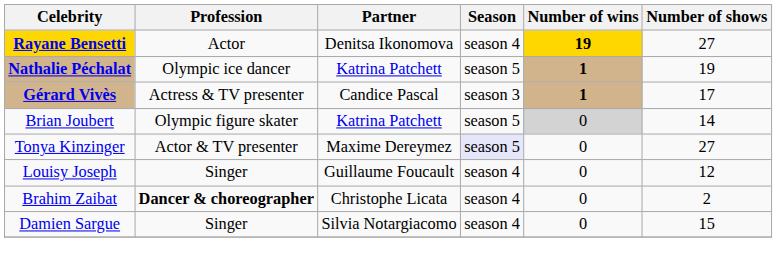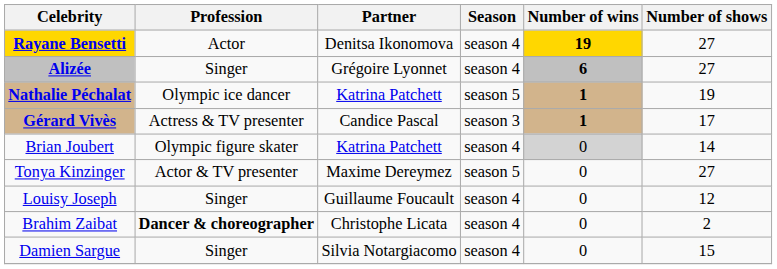+ row: (70, 69)
(492, 120) season 5 -> (492, 146) season 4
(492, 146) lavender background -> (492, 172) no background
